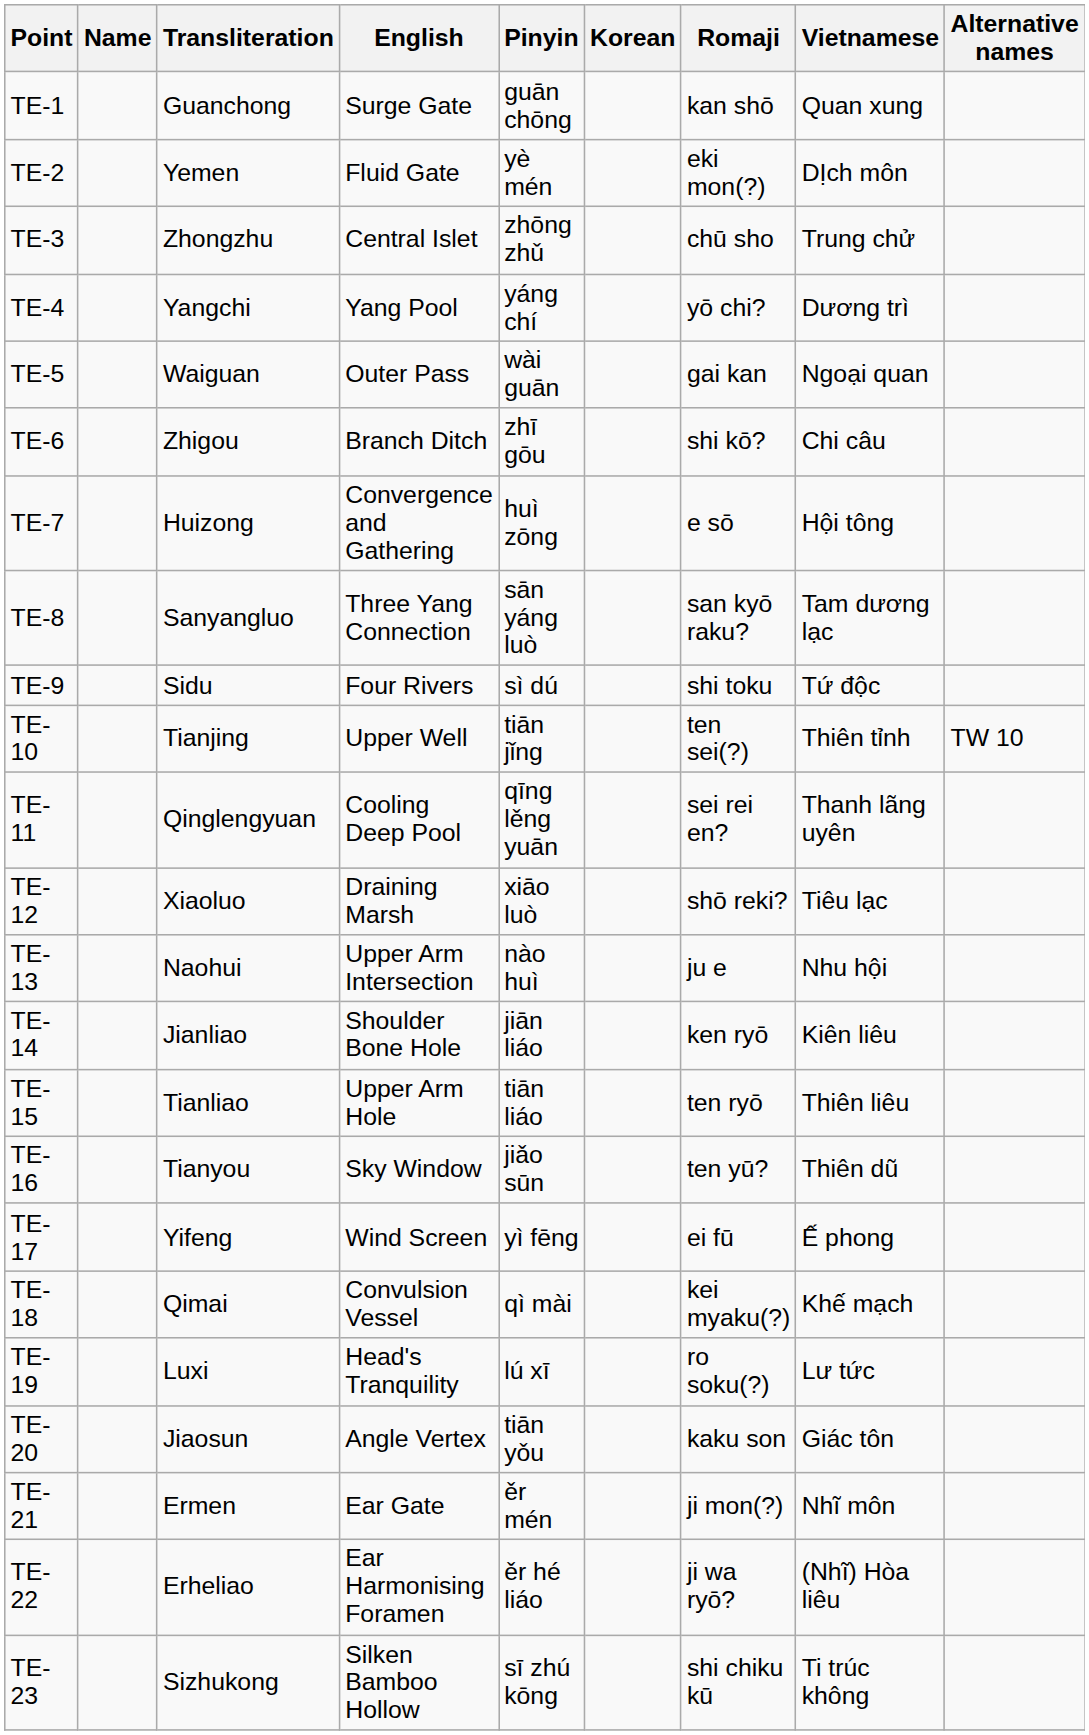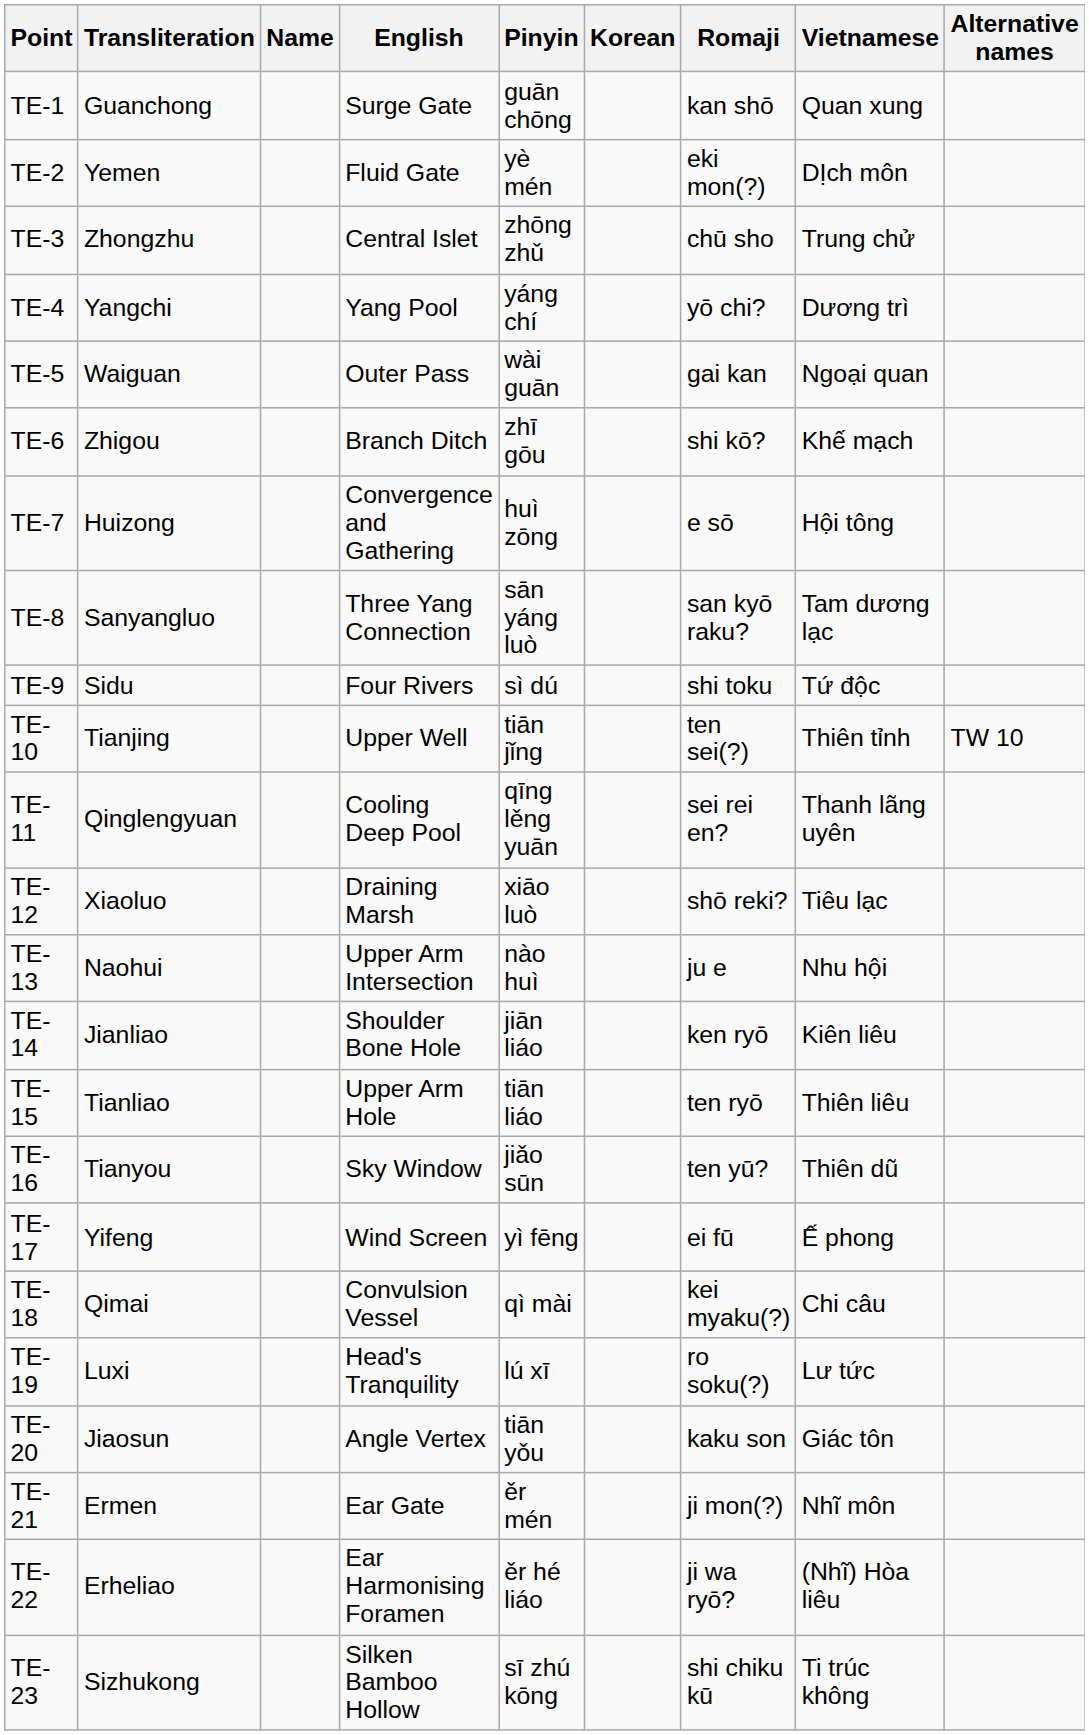columns swapped: (118, 38) <-> (248, 38)
(844, 441) Chi câu -> (858, 441) Khế mạch
(858, 1304) Khế mạch -> (844, 1304) Chi câu
